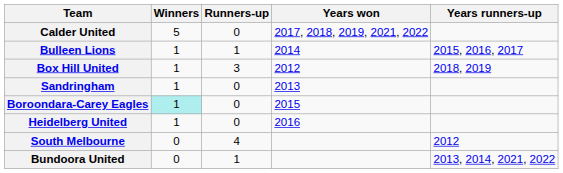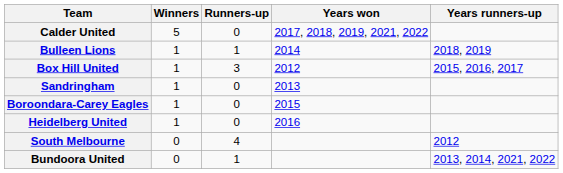(478, 50) 2015, 2016, 2017 -> (462, 50) 2018, 2019
(462, 68) 2018, 2019 -> (478, 68) 2015, 2016, 2017
(176, 104) paleturquoise background -> (176, 104) no background
